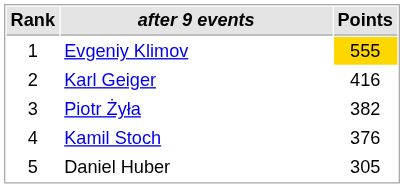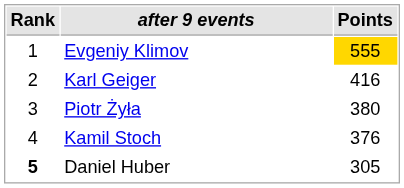(365, 109) 382 -> (365, 109) 380
(33, 167) normal -> (33, 167) bold
